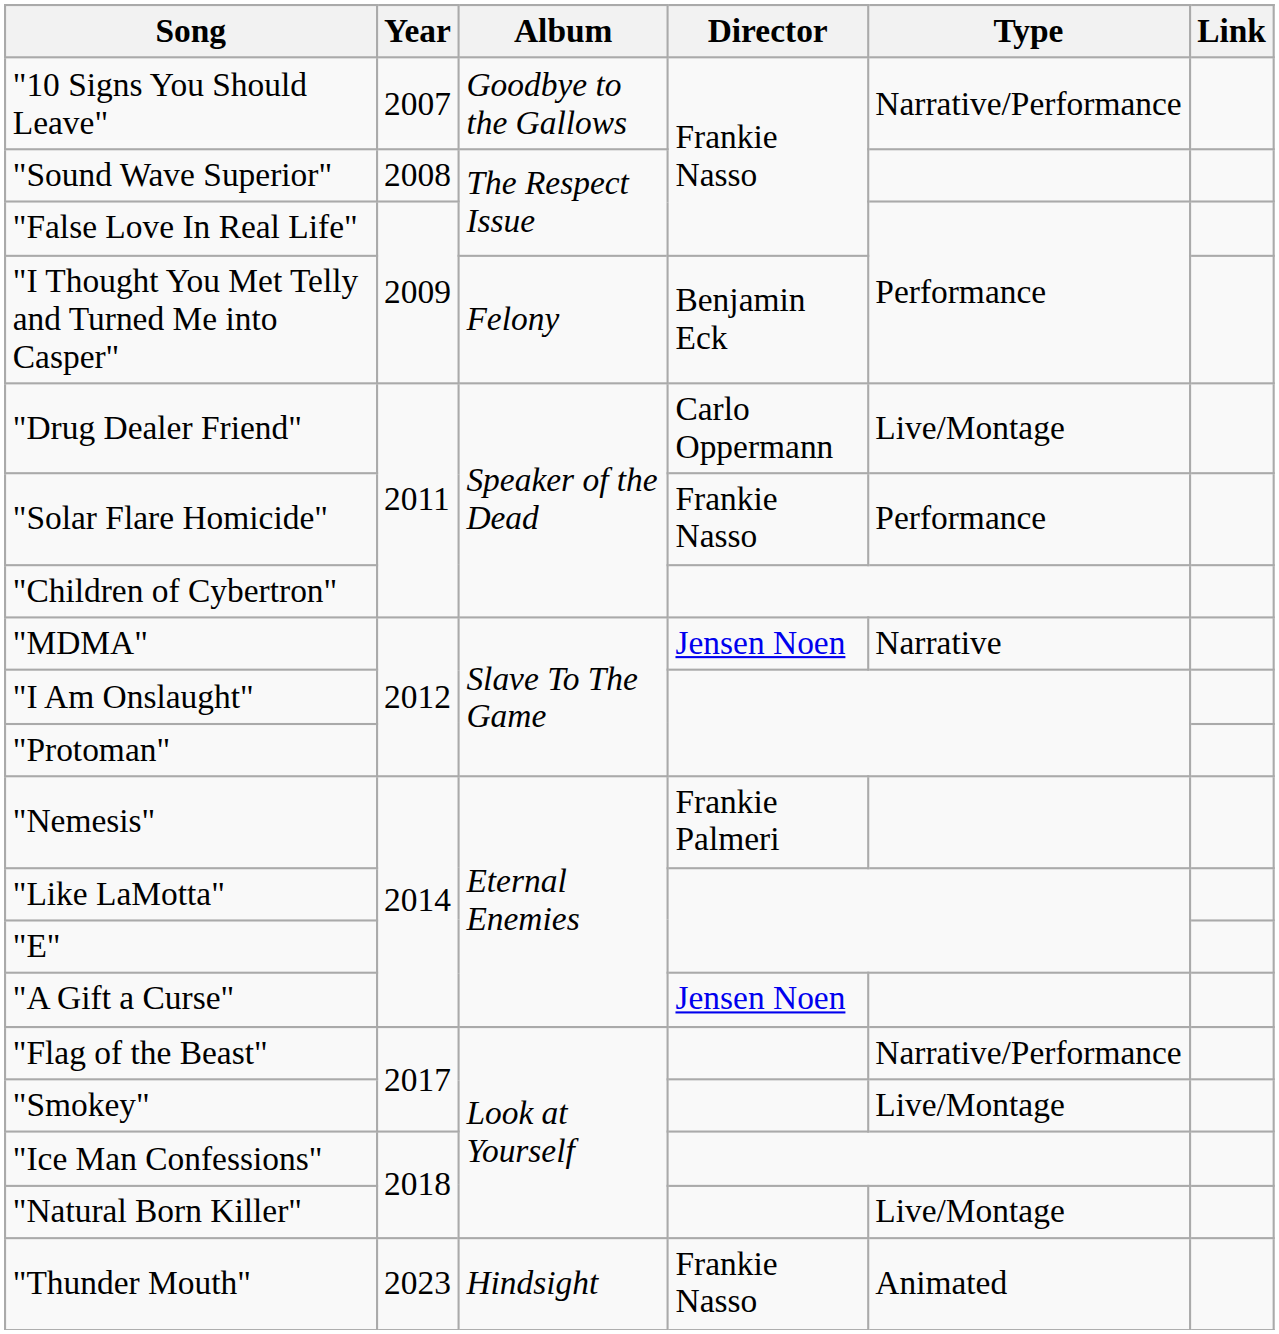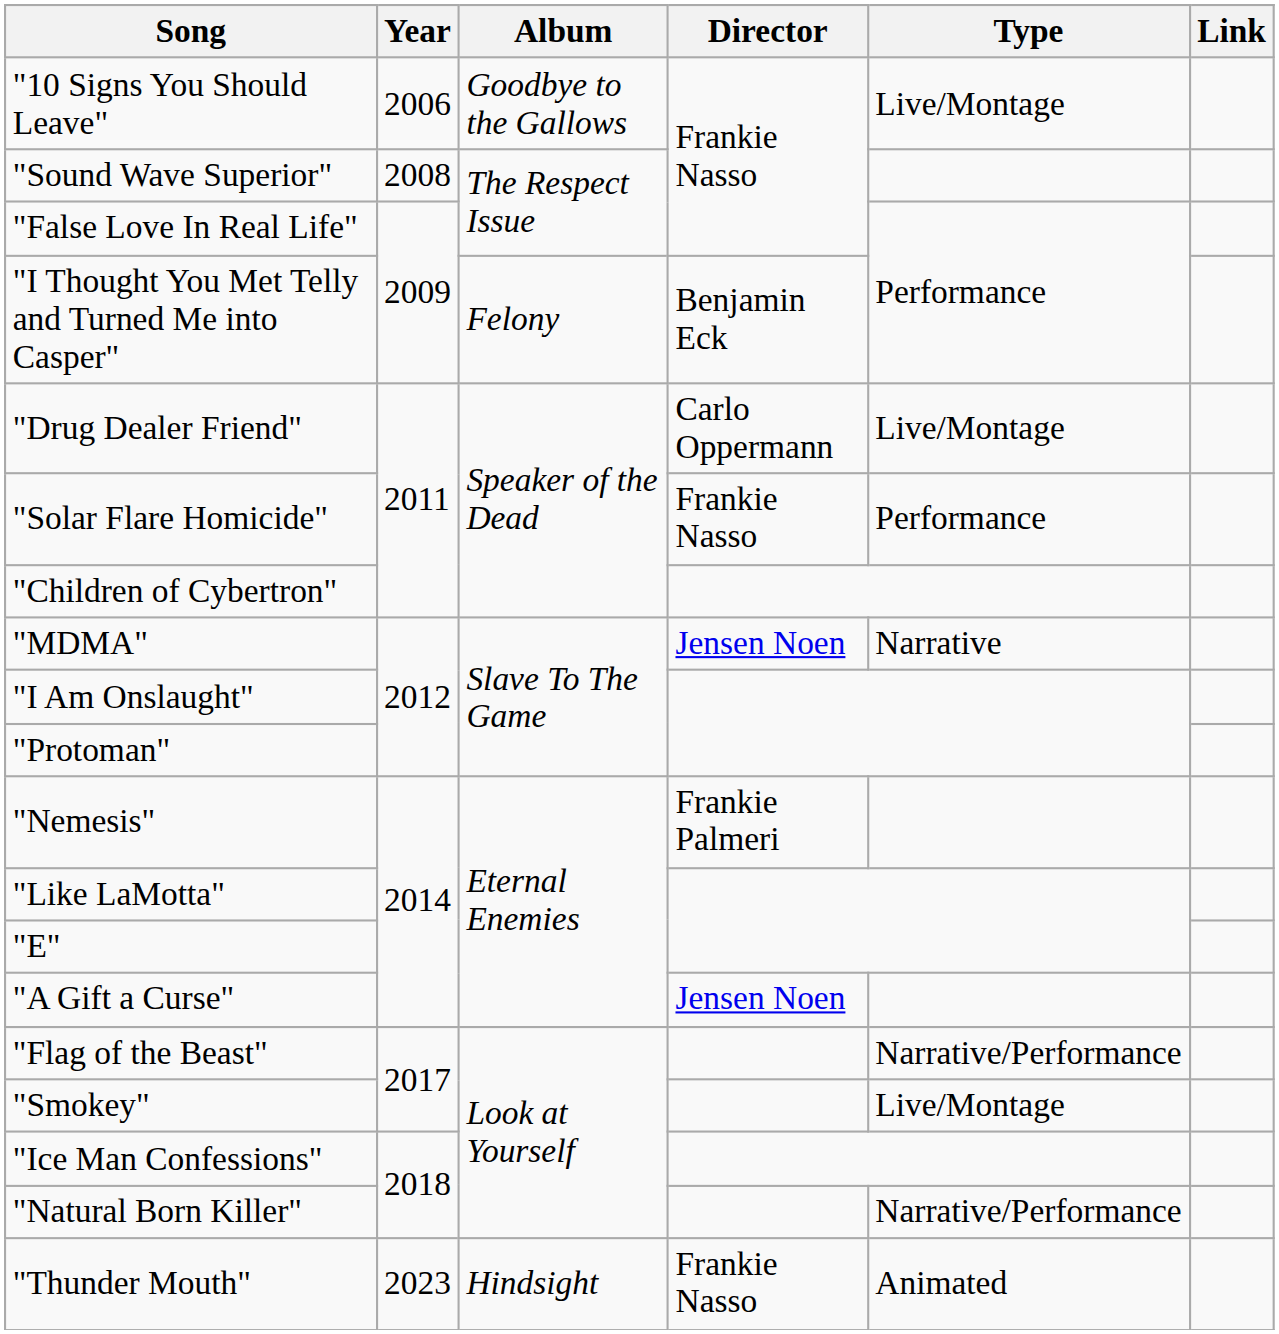(418, 102) 2007 -> (418, 102) 2006
(1028, 102) Narrative/Performance -> (970, 102) Live/Montage
(970, 1211) Live/Montage -> (1028, 1211) Narrative/Performance
